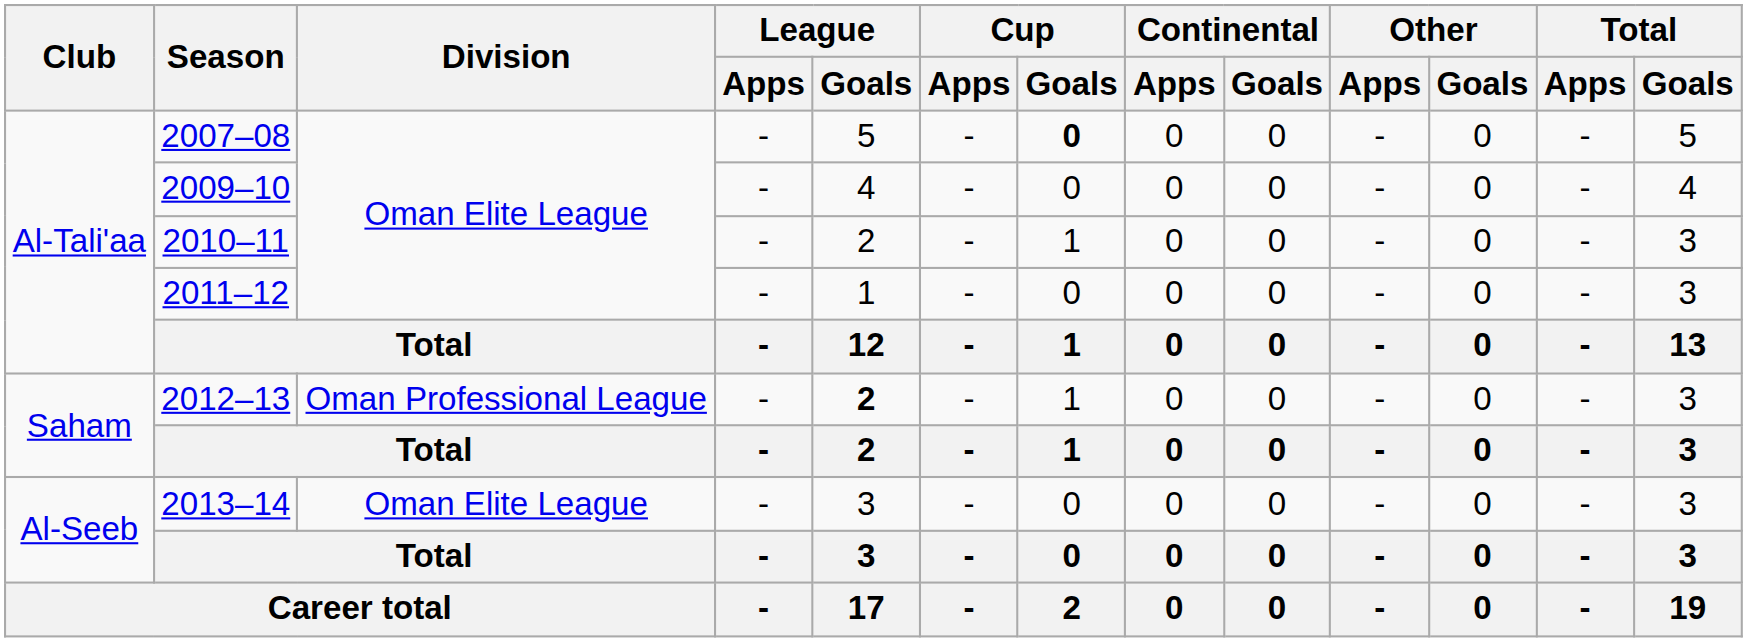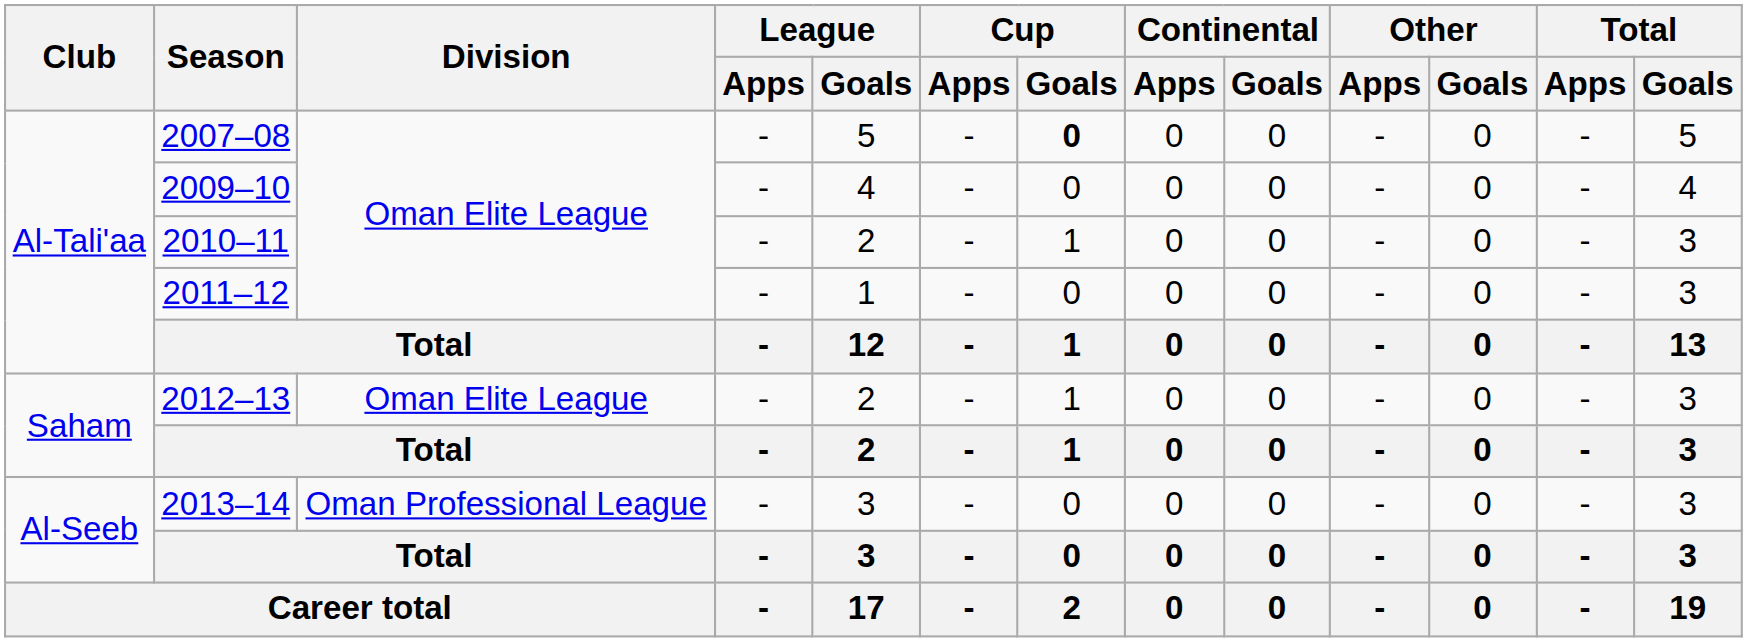(506, 398) Oman Professional League -> (506, 398) Oman Elite League
(866, 398) bold -> (866, 398) normal
(506, 503) Oman Elite League -> (506, 503) Oman Professional League
